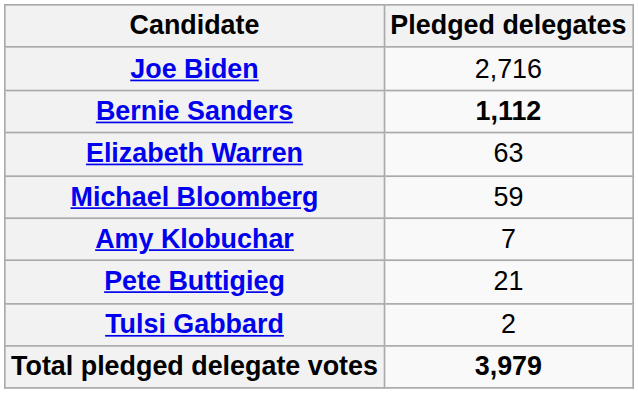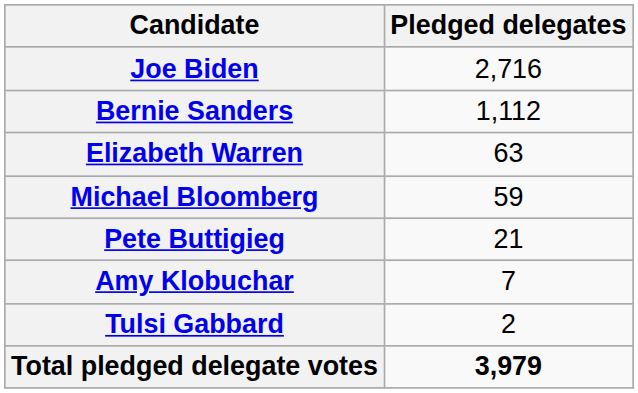(508, 111) bold -> (508, 111) normal
rows swapped: (194, 281) <-> (194, 238)
